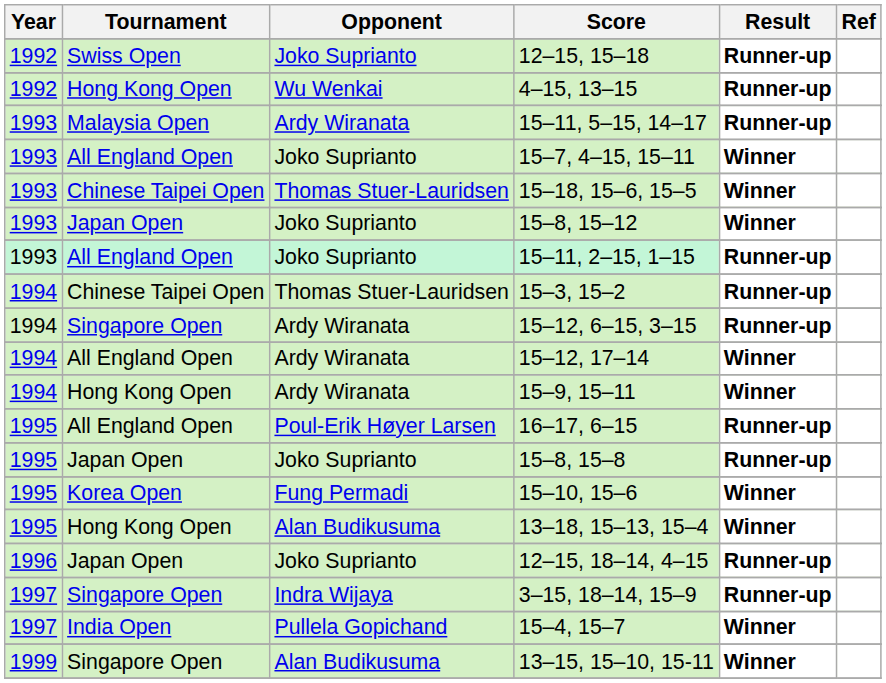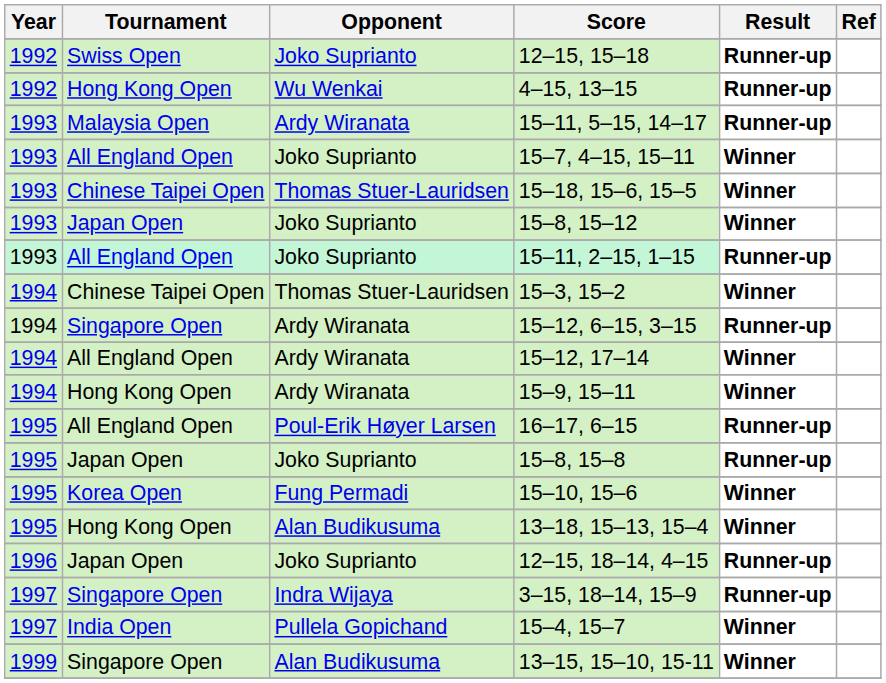(778, 291) Runner-up -> (760, 291) Winner
